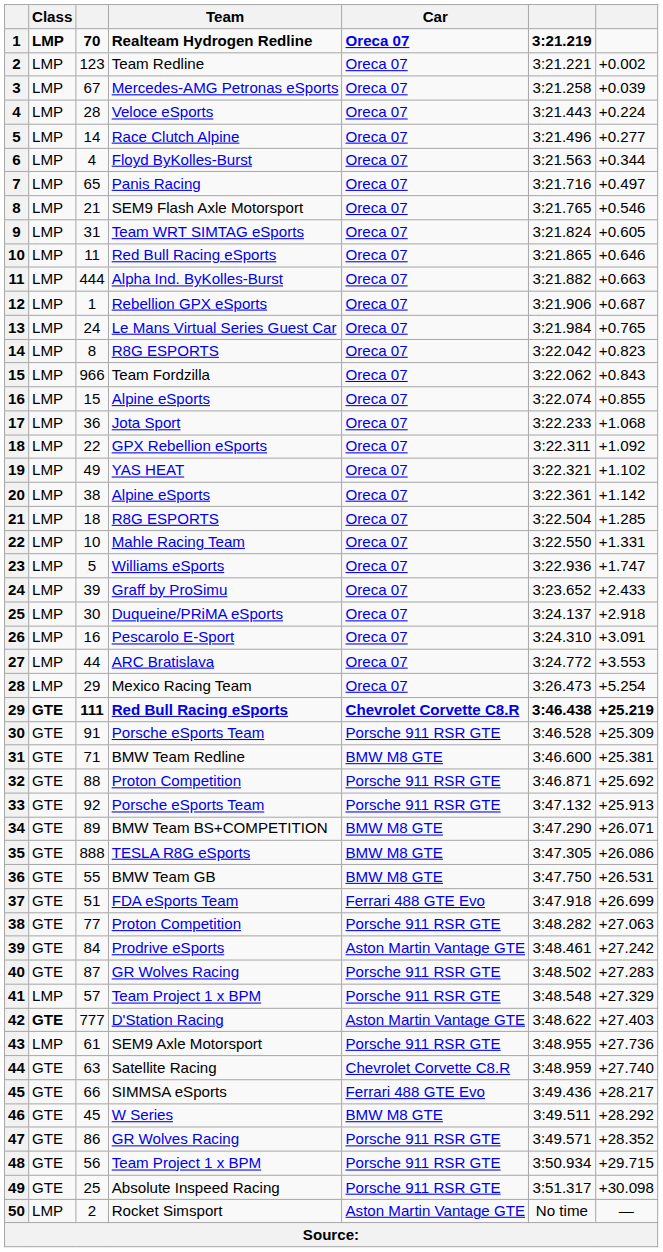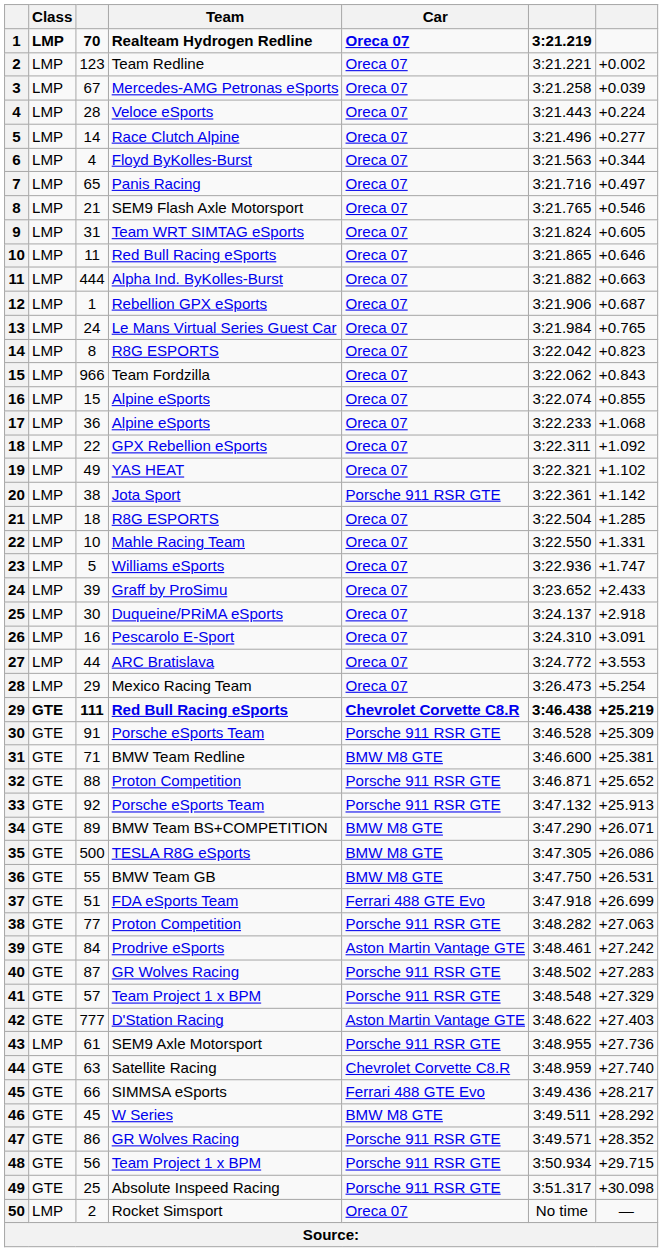(146, 423) Jota Sport -> (161, 423) Alpine eSports
(161, 495) Alpine eSports -> (146, 495) Jota Sport
(377, 495) Oreca 07 -> (423, 495) Porsche 911 RSR GTE
(626, 781) +25.692 -> (626, 781) +25.652
(92, 853) 888 -> (92, 853) 500
(48, 996) LMP -> (48, 996) GTE
(48, 1020) bold -> (48, 1020) normal
(435, 1211) Aston Martin Vantage GTE -> (377, 1211) Oreca 07
